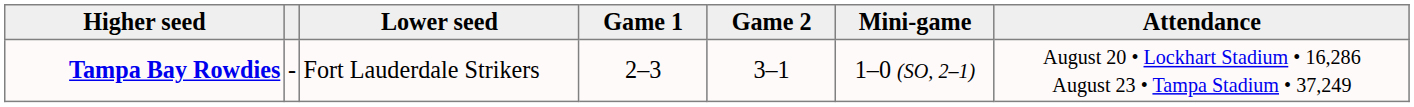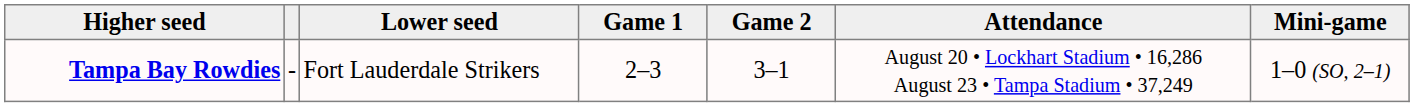columns swapped: (915, 21) <-> (1202, 21)
